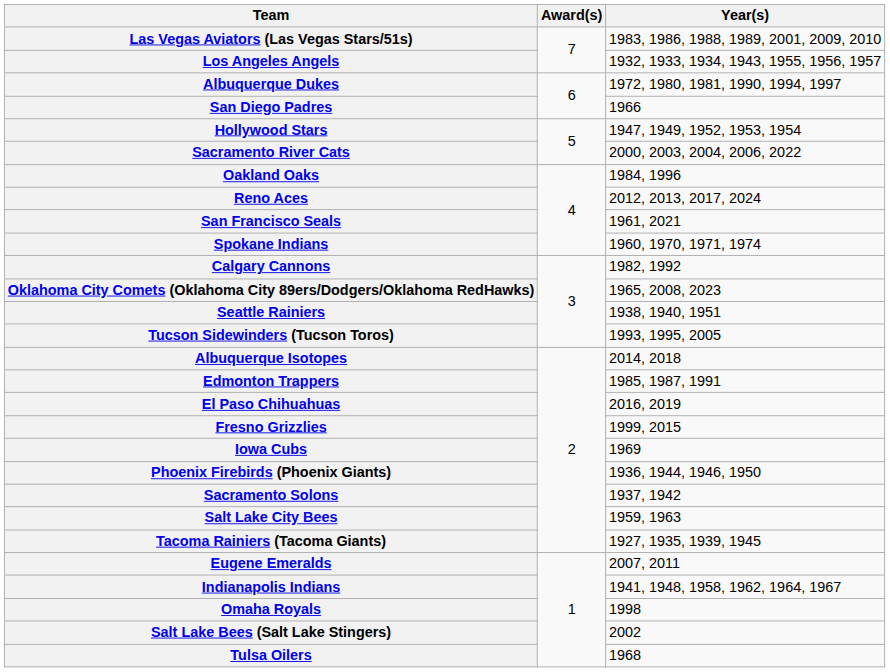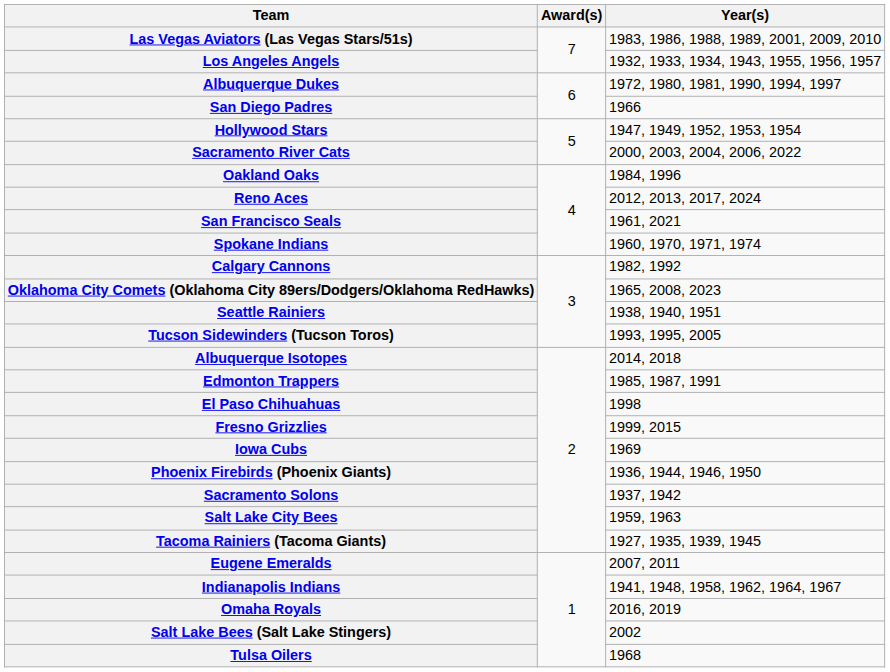(645, 404) 2016, 2019 -> (625, 404) 1998
(625, 609) 1998 -> (645, 609) 2016, 2019
